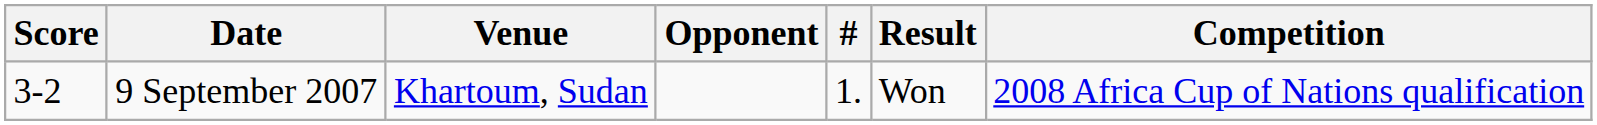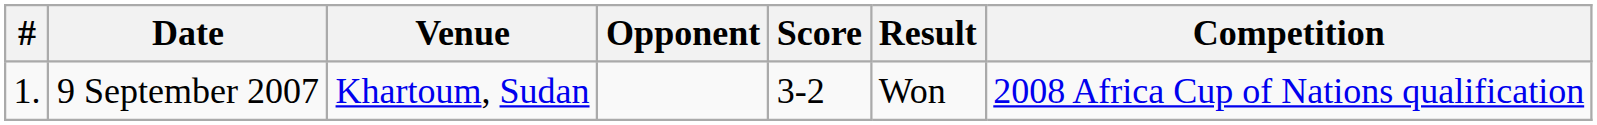columns swapped: (849, 33) <-> (56, 33)
